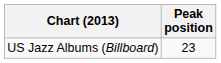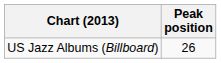(188, 48) 23 -> (188, 48) 26
